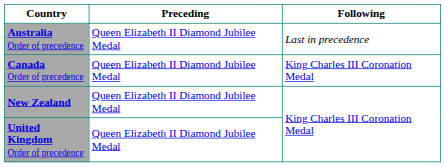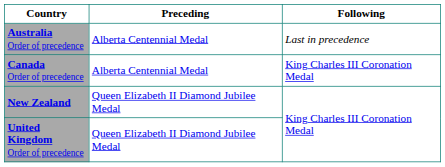(174, 39) Queen Elizabeth II Diamond Jubilee Medal -> (150, 39) Alberta Centennial Medal
(174, 70) Queen Elizabeth II Diamond Jubilee Medal -> (150, 70) Alberta Centennial Medal
